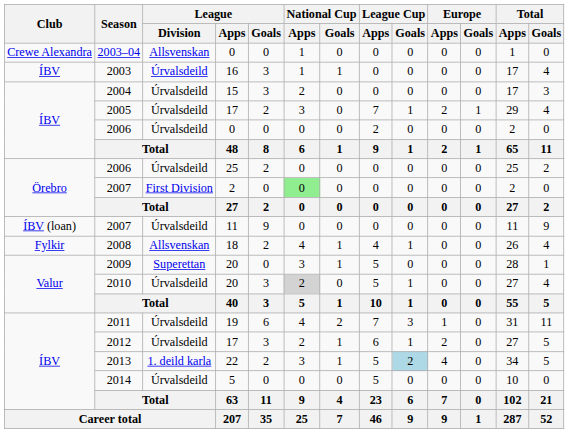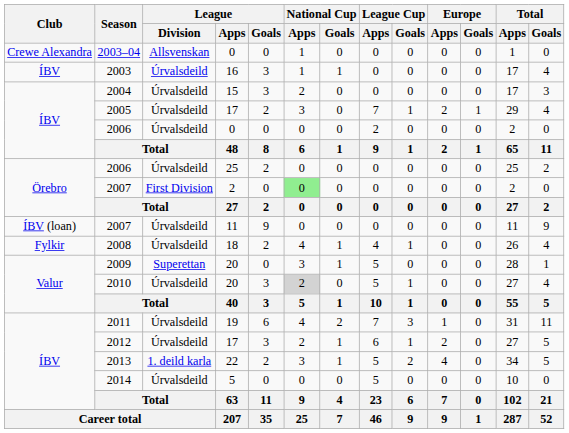(179, 245) Allsvenskan -> (179, 245) Úrvalsdeild
(410, 361) lightblue background -> (410, 361) no background
